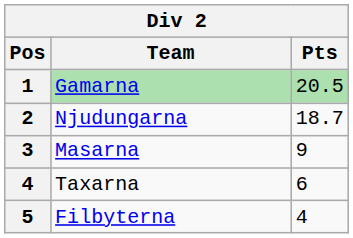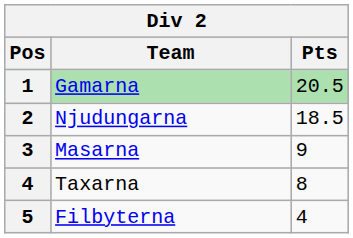(320, 119) 18.7 -> (320, 119) 18.5
(302, 184) 6 -> (302, 184) 8
